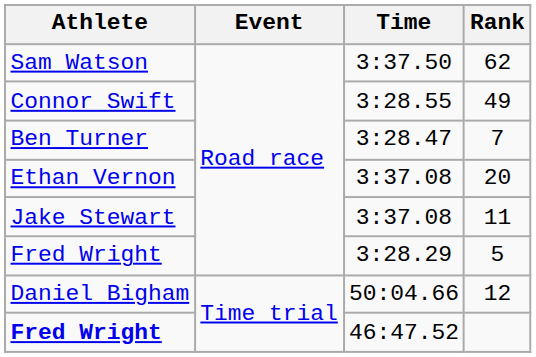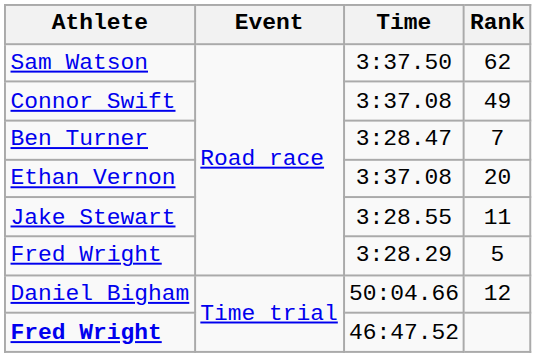(404, 101) 3:28.55 -> (404, 101) 3:37.08
(404, 217) 3:37.08 -> (404, 217) 3:28.55
